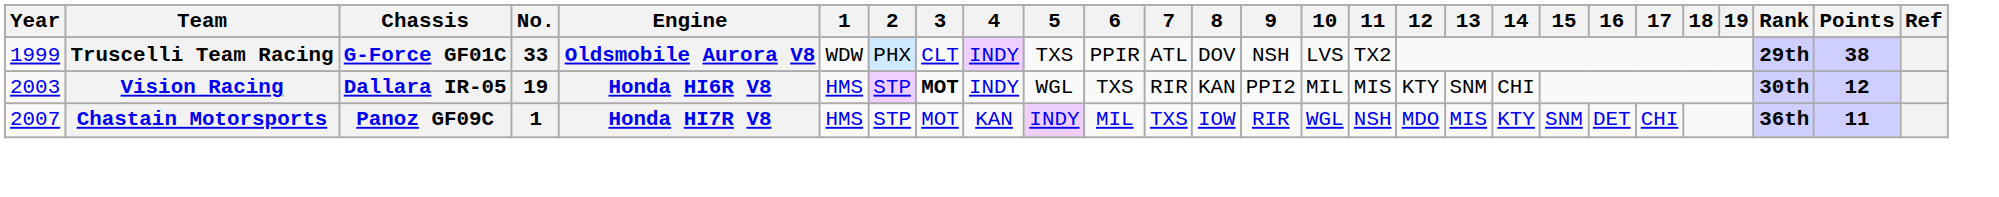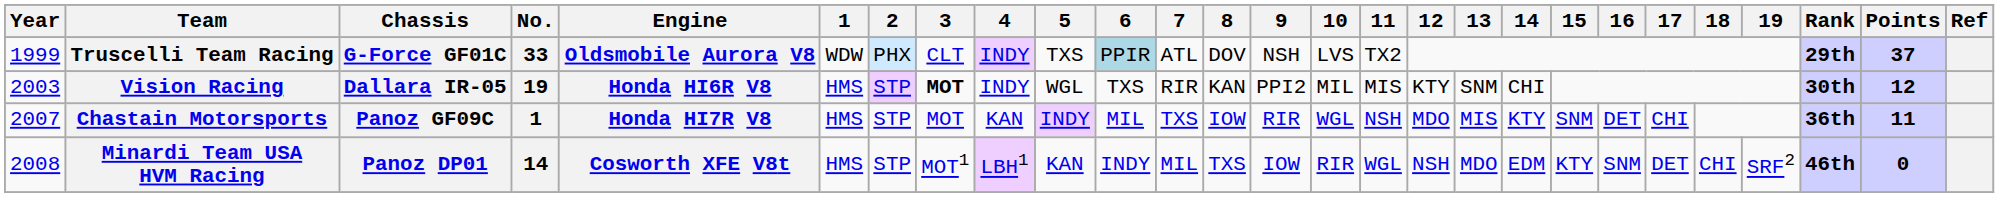(1115, 54) no background -> (1125, 54) lightblue background
(1857, 54) 38 -> (1903, 54) 37
+ row: (202, 164)
